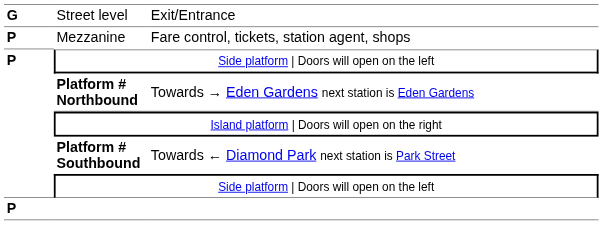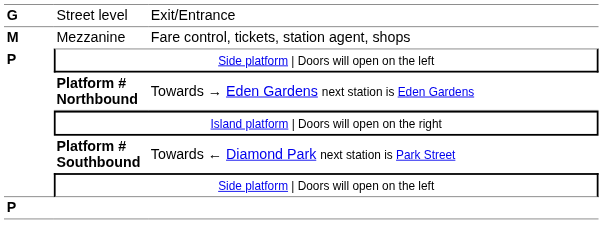(11, 37) P -> (13, 37) M
